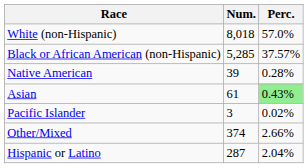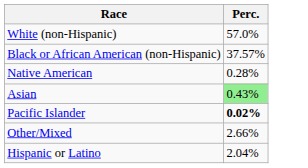- column: (241, 14)
(278, 113) normal -> (244, 113) bold
